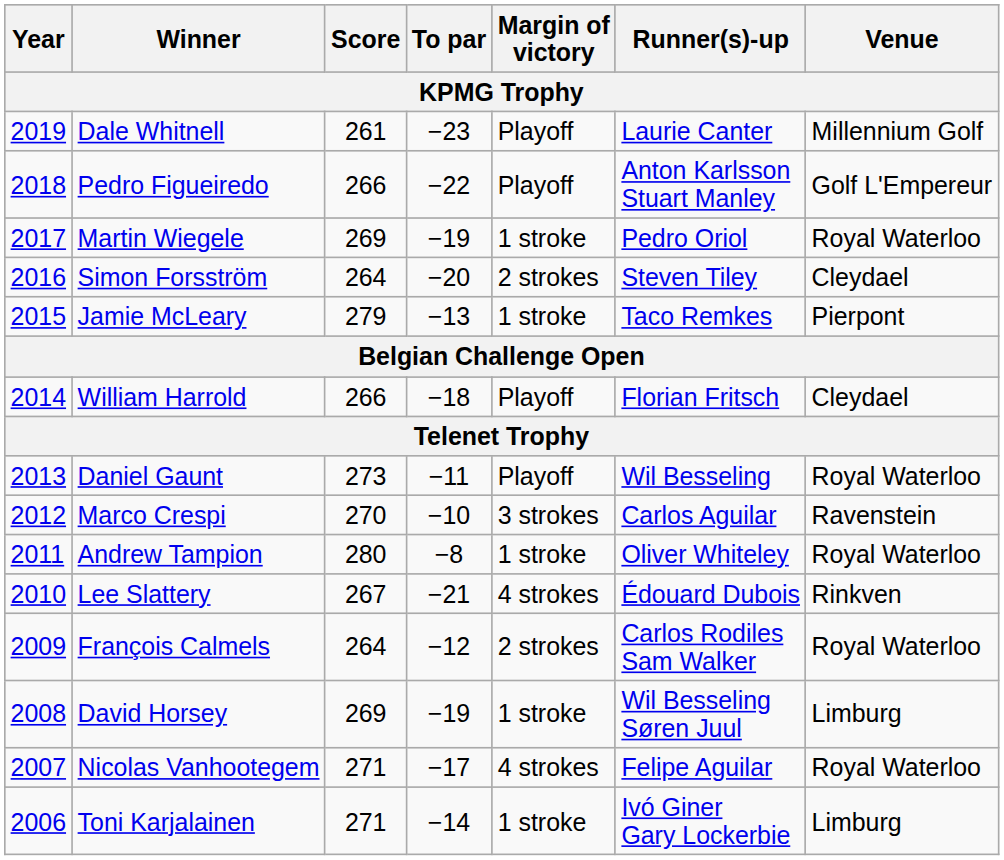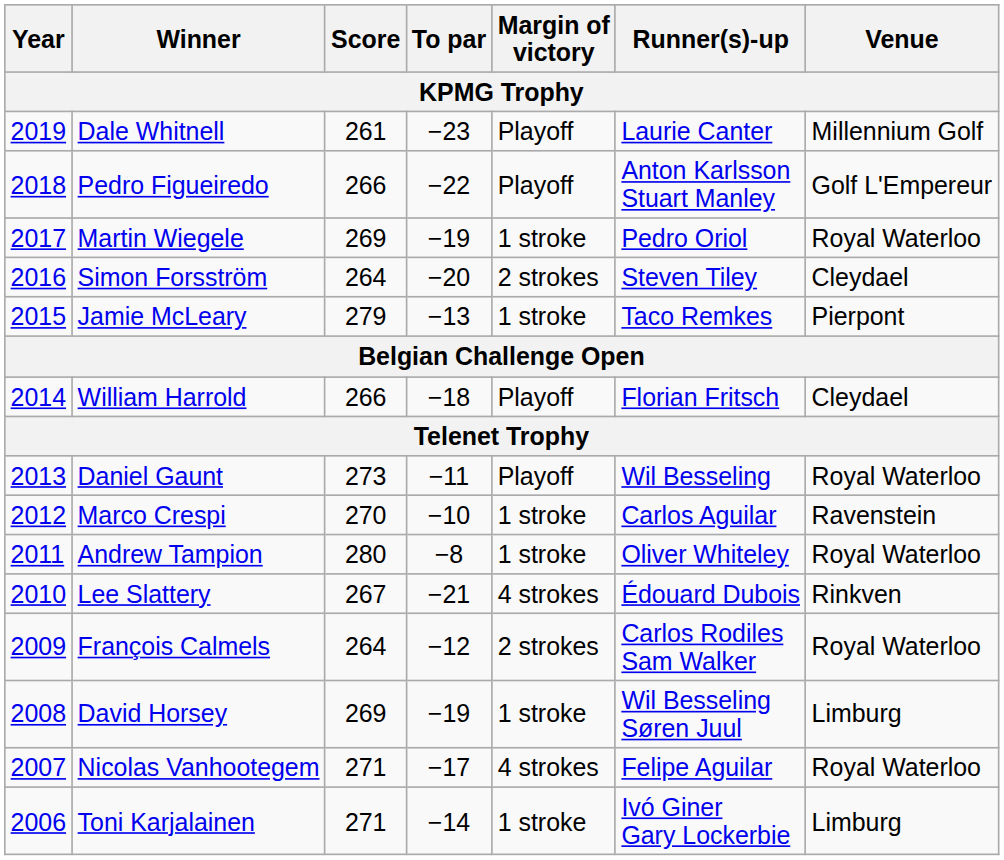(548, 515) 3 strokes -> (542, 515) 1 stroke
